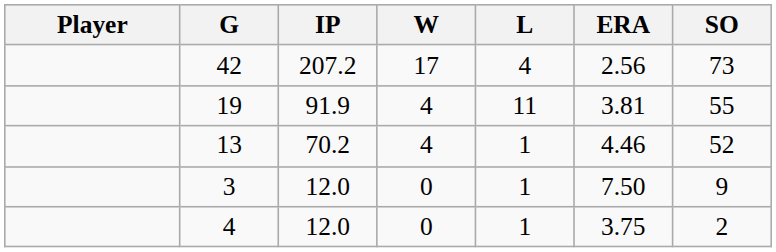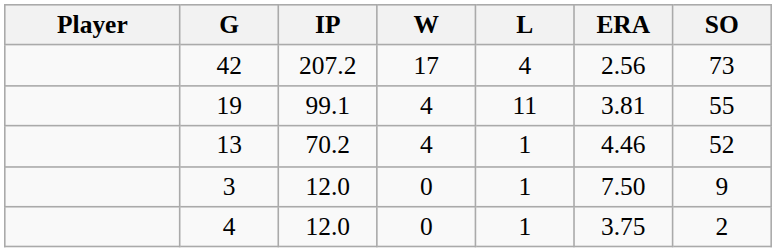(328, 105) 91.9 -> (328, 105) 99.1
